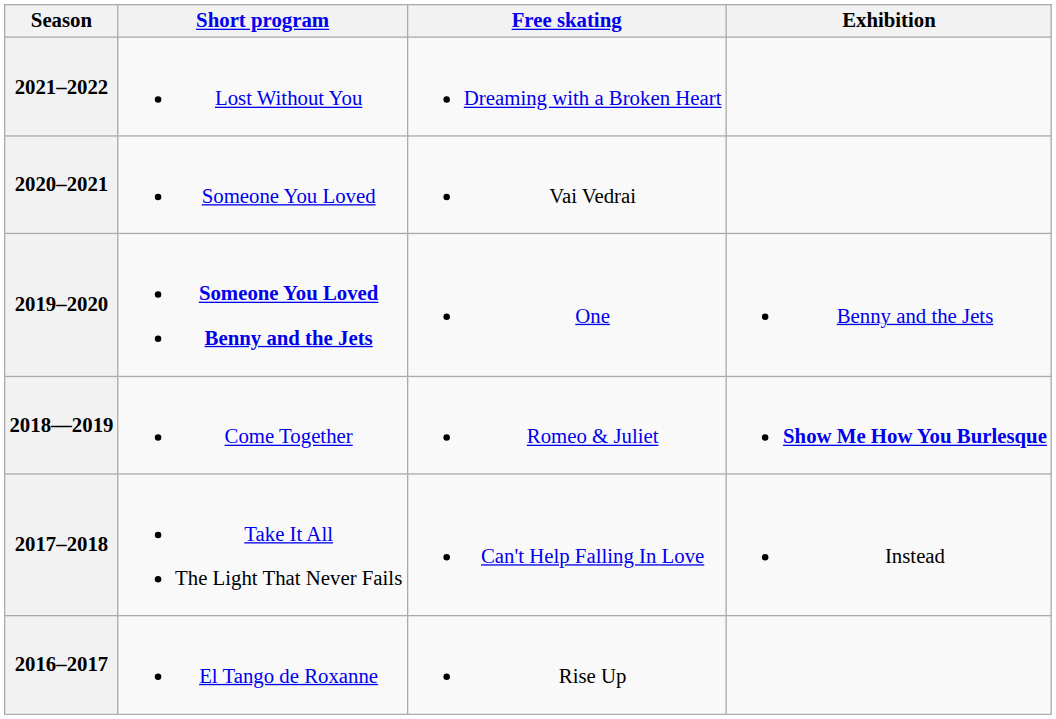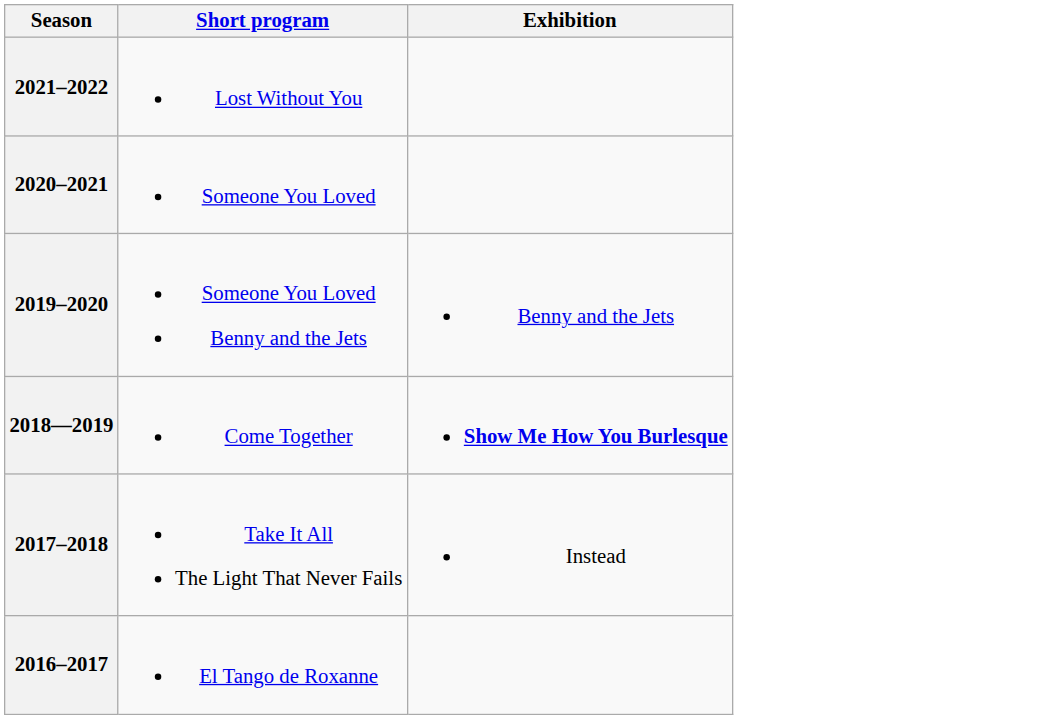- column: (567, 20)
(263, 316) bold -> (263, 316) normal
